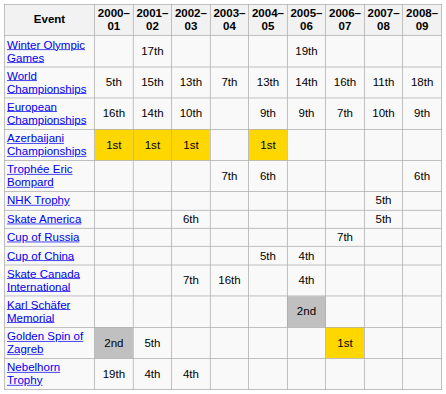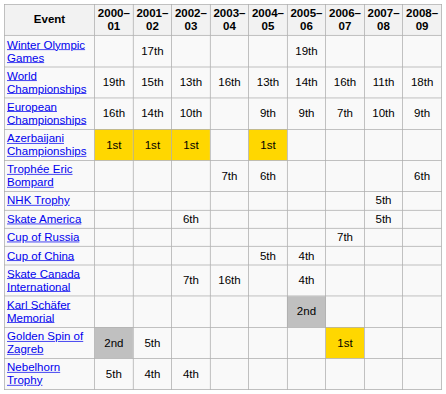(114, 82) 5th -> (114, 82) 19th
(229, 82) 7th -> (229, 82) 16th
(114, 374) 19th -> (114, 374) 5th
